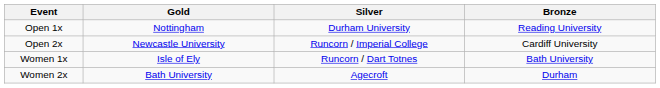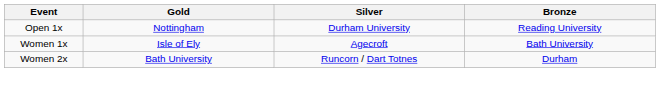- row: (44, 43)
(369, 59) Runcorn / Dart Totnes -> (369, 43) Agecroft
(369, 75) Agecroft -> (369, 59) Runcorn / Dart Totnes
